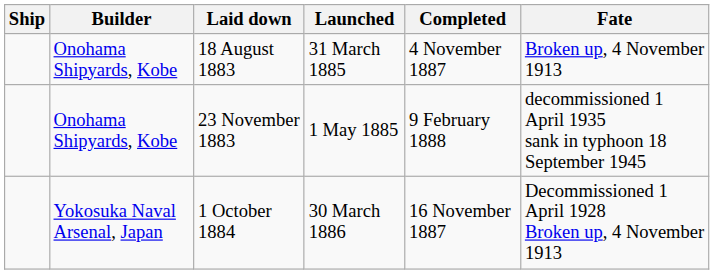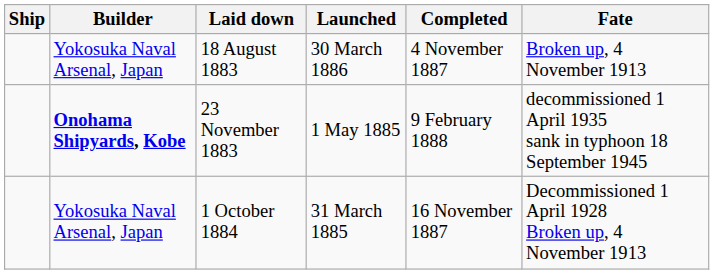(115, 59) Onohama Shipyards, Kobe -> (115, 59) Yokosuka Naval Arsenal, Japan
(344, 59) 31 March 1885 -> (347, 59) 30 March 1886
(115, 130) normal -> (120, 130) bold
(344, 222) 30 March 1886 -> (347, 222) 31 March 1885
